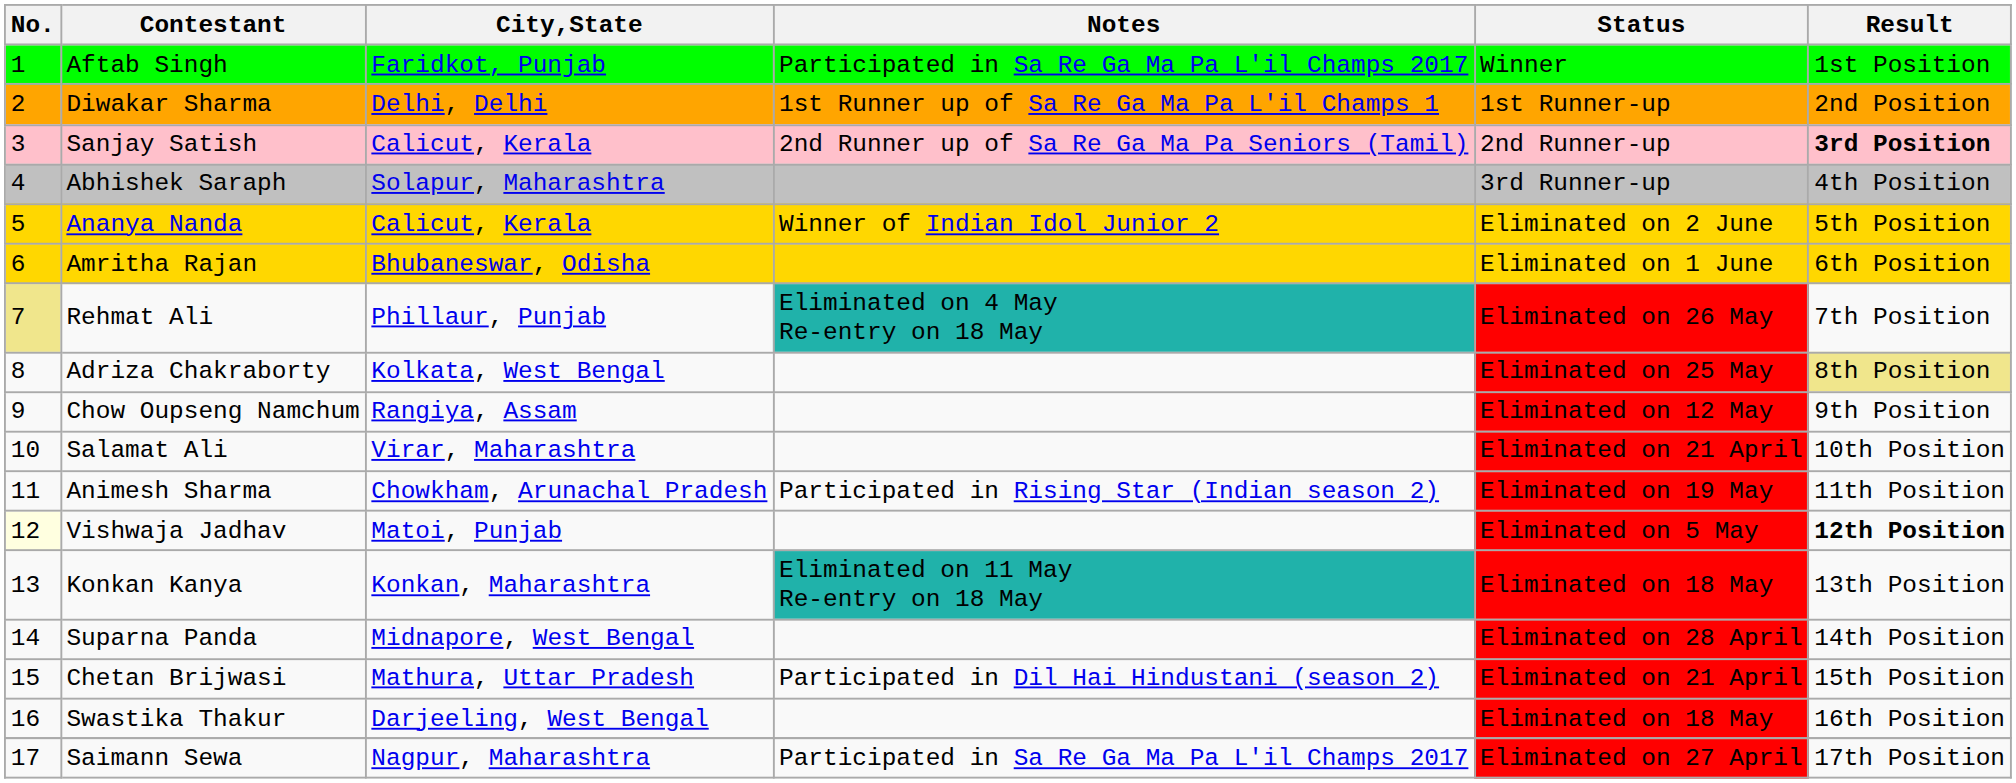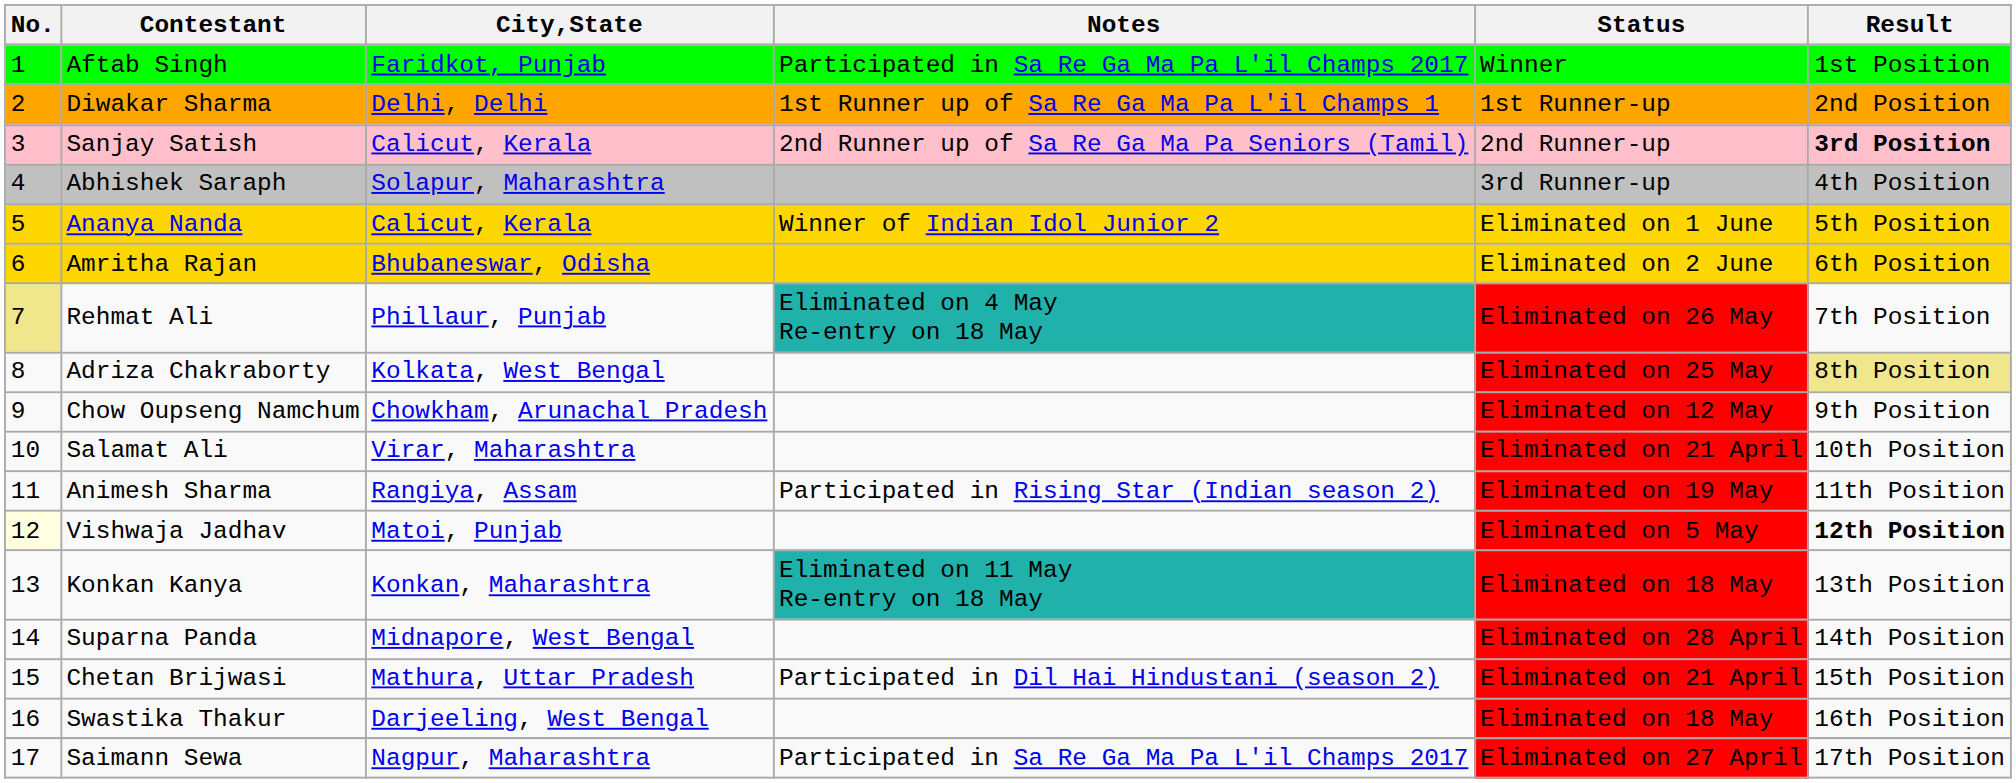(1627, 224) Eliminated on 2 June -> (1627, 224) Eliminated on 1 June
(1627, 264) Eliminated on 1 June -> (1627, 264) Eliminated on 2 June
(474, 412) Rangiya, Assam -> (569, 412) Chowkham, Arunachal Pradesh
(569, 491) Chowkham, Arunachal Pradesh -> (474, 491) Rangiya, Assam
